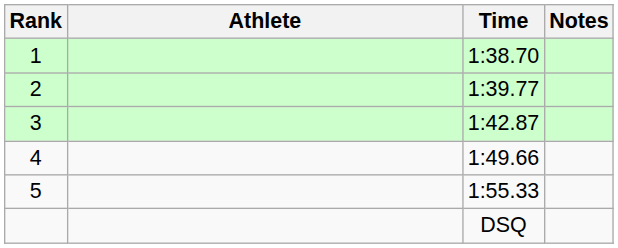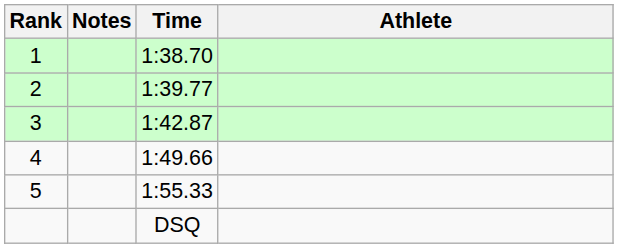columns swapped: (265, 21) <-> (579, 21)
